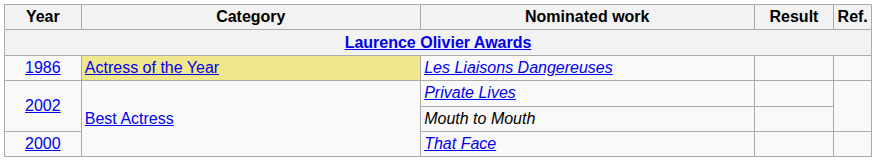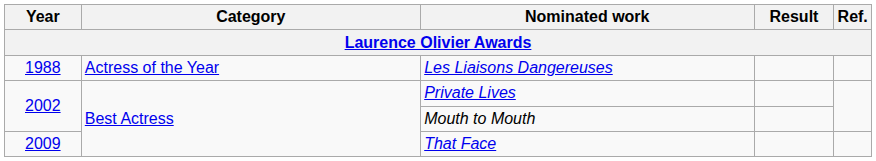(43, 67) 1986 -> (43, 67) 1988
(152, 67) khaki background -> (152, 67) no background
(43, 144) 2000 -> (43, 144) 2009
